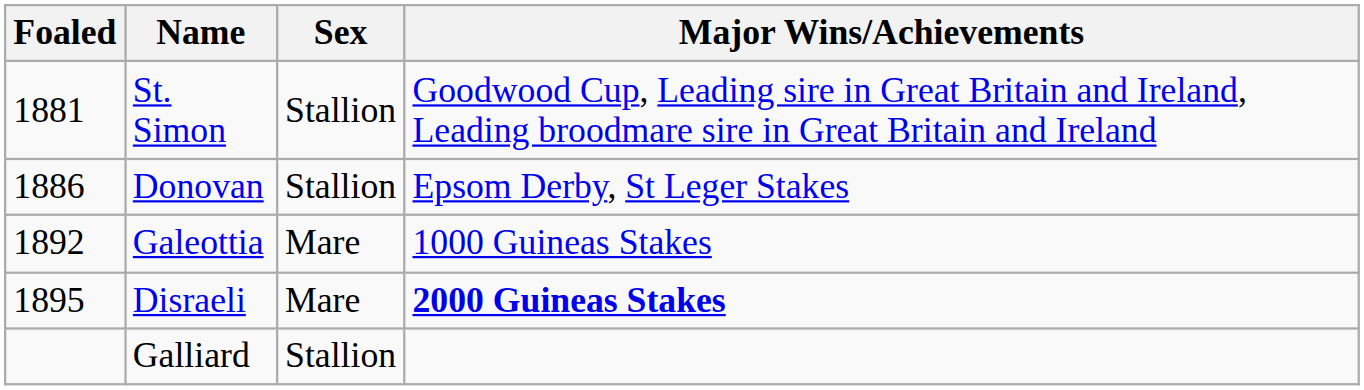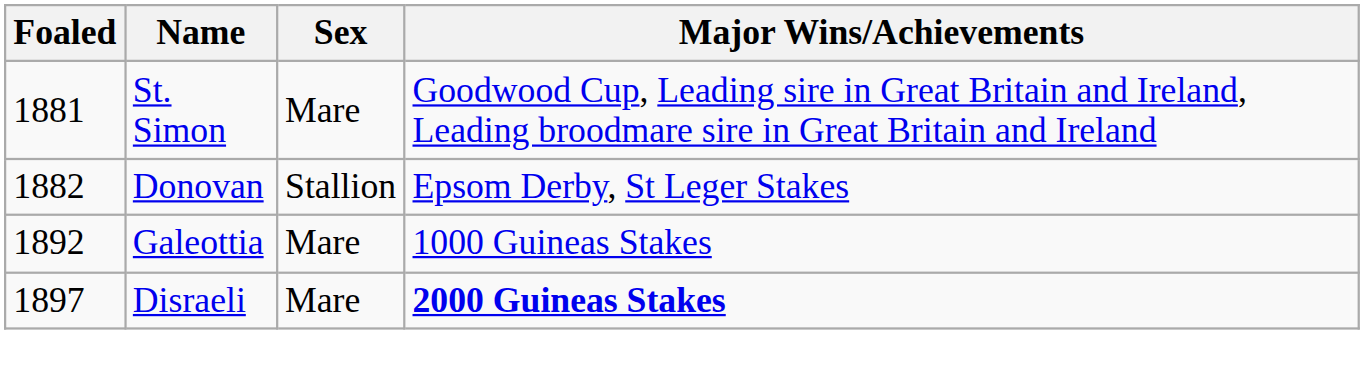(341, 109) Stallion -> (323, 109) Mare
(49, 186) 1886 -> (49, 186) 1882
(49, 299) 1895 -> (49, 299) 1897
- row: (191, 355)
